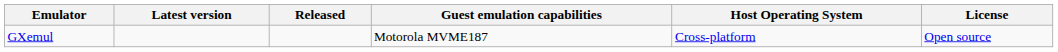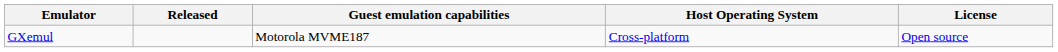- column: (192, 15)
